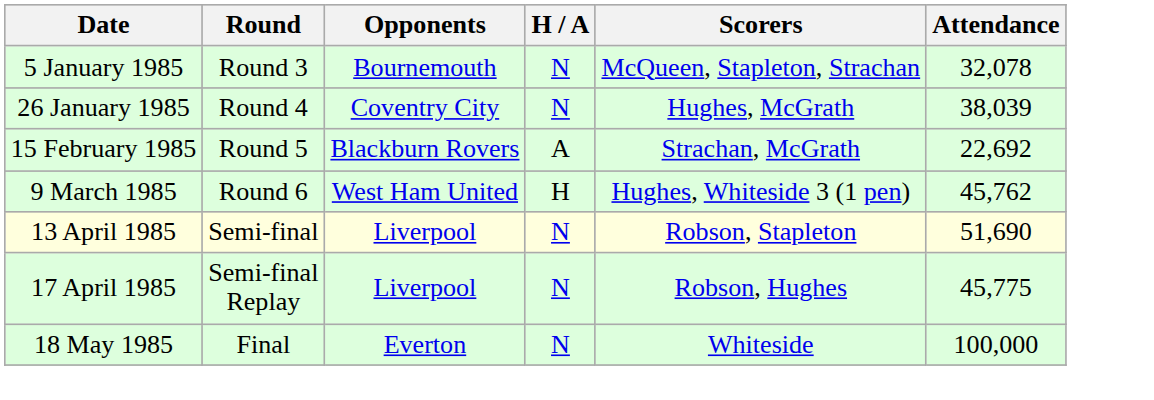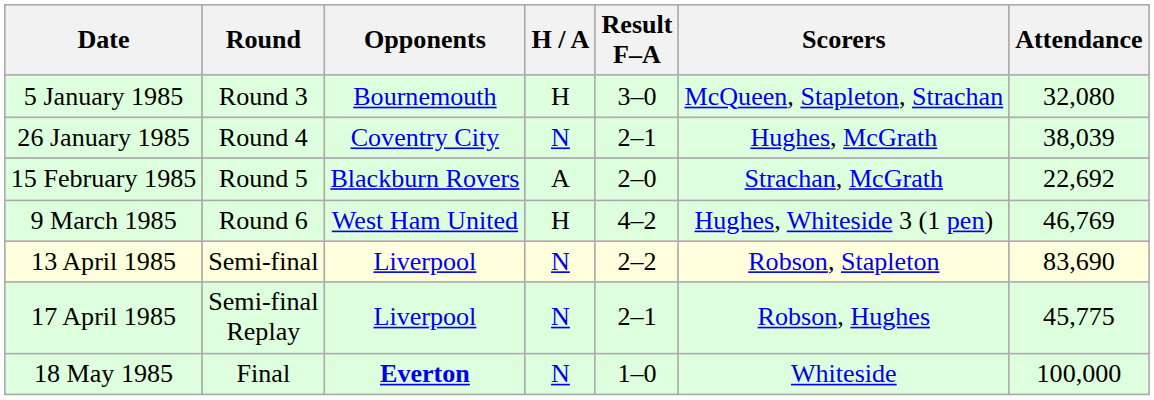+ column: (637, 39)
(560, 66) N -> (560, 95) H
(996, 66) 32,078 -> (1079, 95) 32,080
(996, 190) 45,762 -> (1079, 219) 46,769
(996, 231) 51,690 -> (1079, 261) 83,690
(425, 344) normal -> (425, 373) bold
